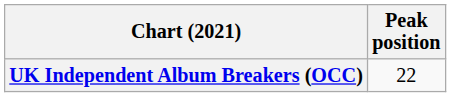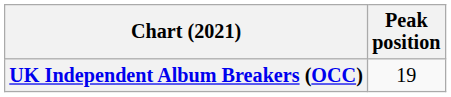(406, 75) 22 -> (406, 75) 19
